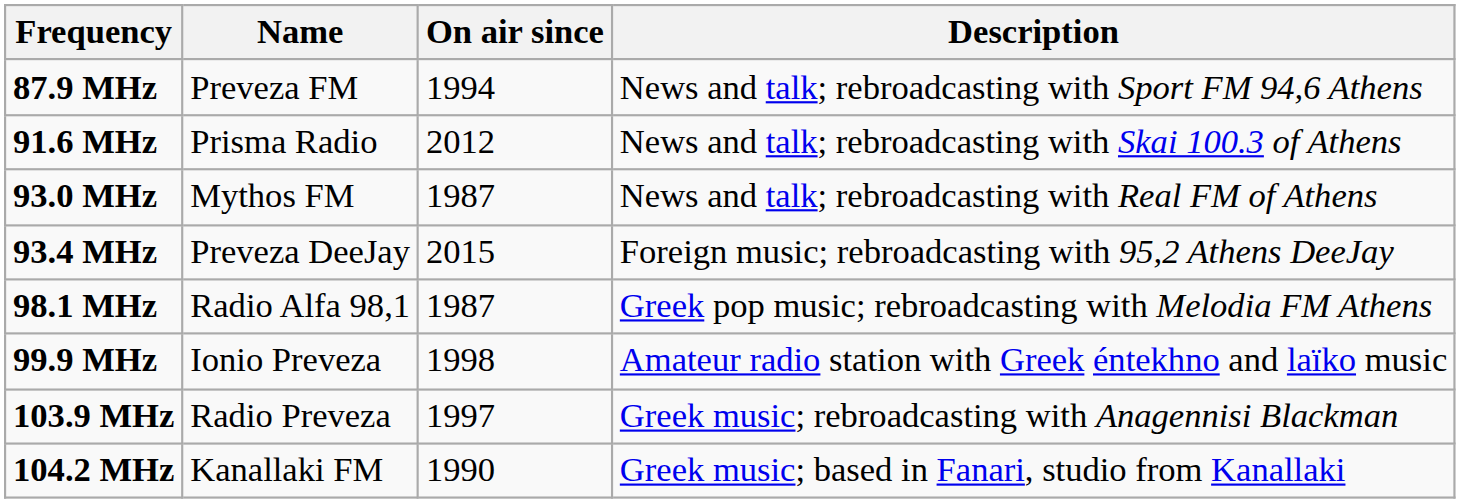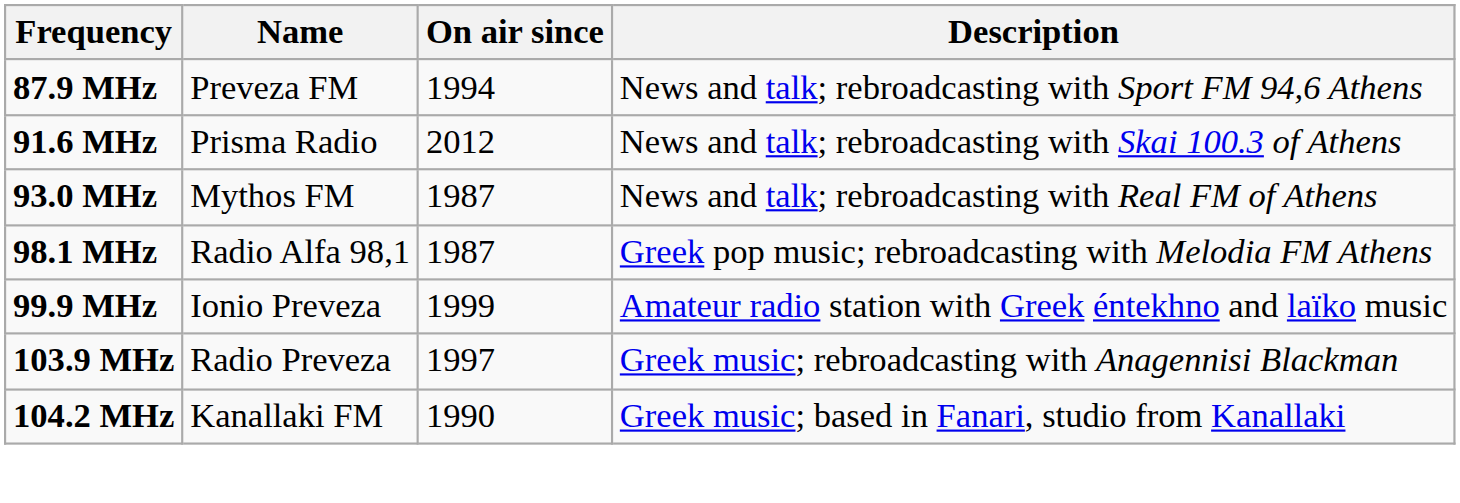- row: (85, 251)
(461, 360) 1998 -> (461, 305) 1999
